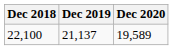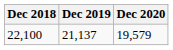(134, 34) 19,589 -> (134, 34) 19,579
